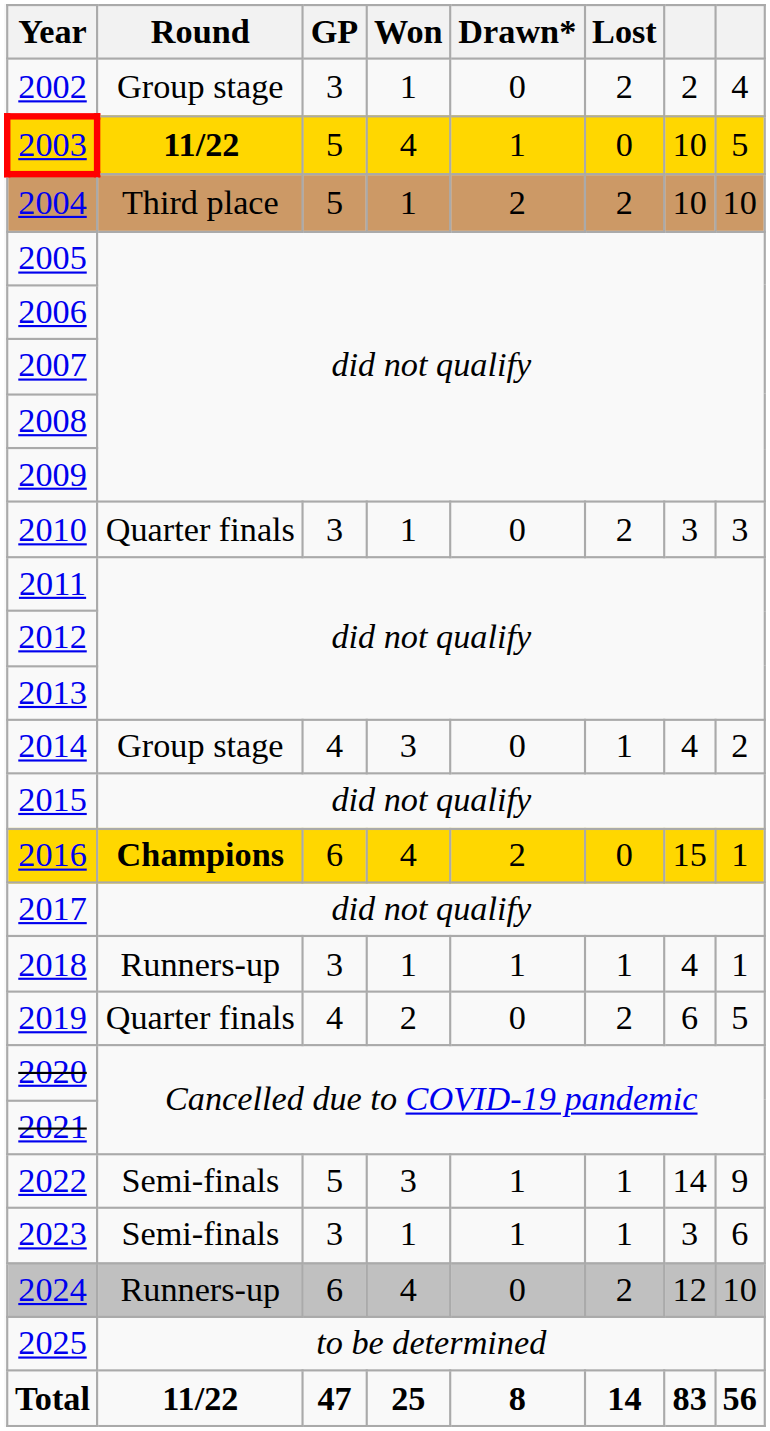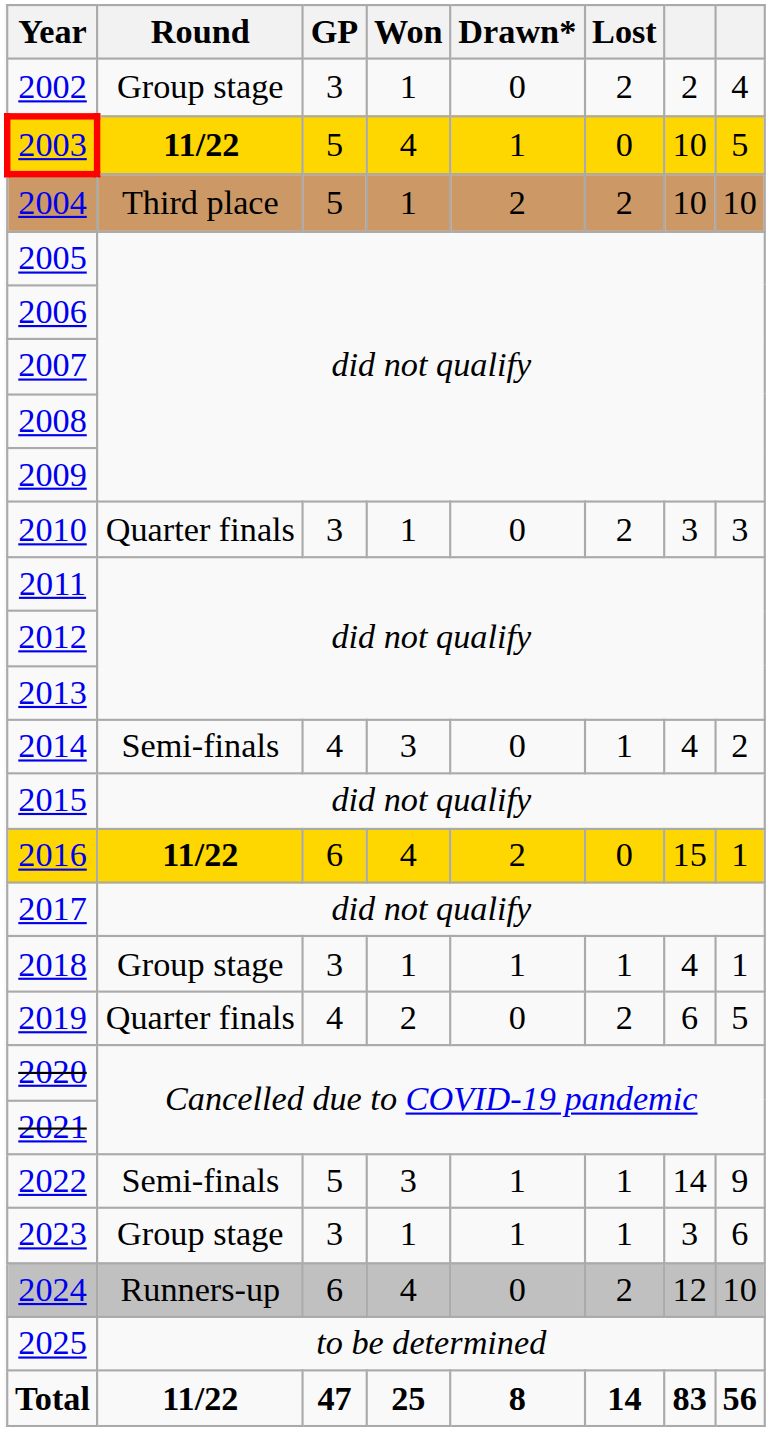(200, 746) Group stage -> (200, 746) Semi-finals
(200, 854) Champions -> (200, 854) 11/22
(200, 963) Runners-up -> (200, 963) Group stage
(200, 1234) Semi-finals -> (200, 1234) Group stage
